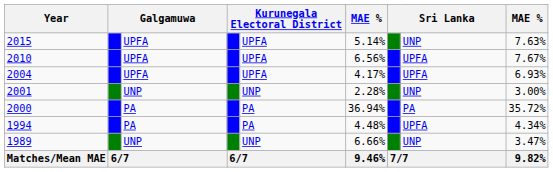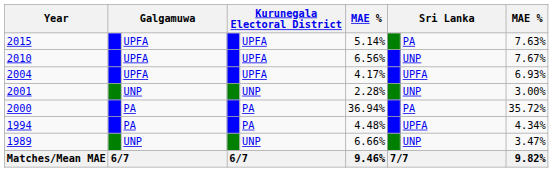(412, 41) UNP -> (409, 41) PA
(415, 58) UPFA -> (412, 58) UNP
